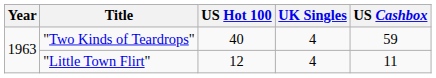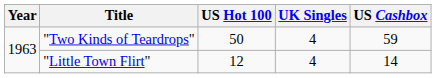(236, 38) 40 -> (236, 38) 50
(390, 61) 11 -> (390, 61) 14
